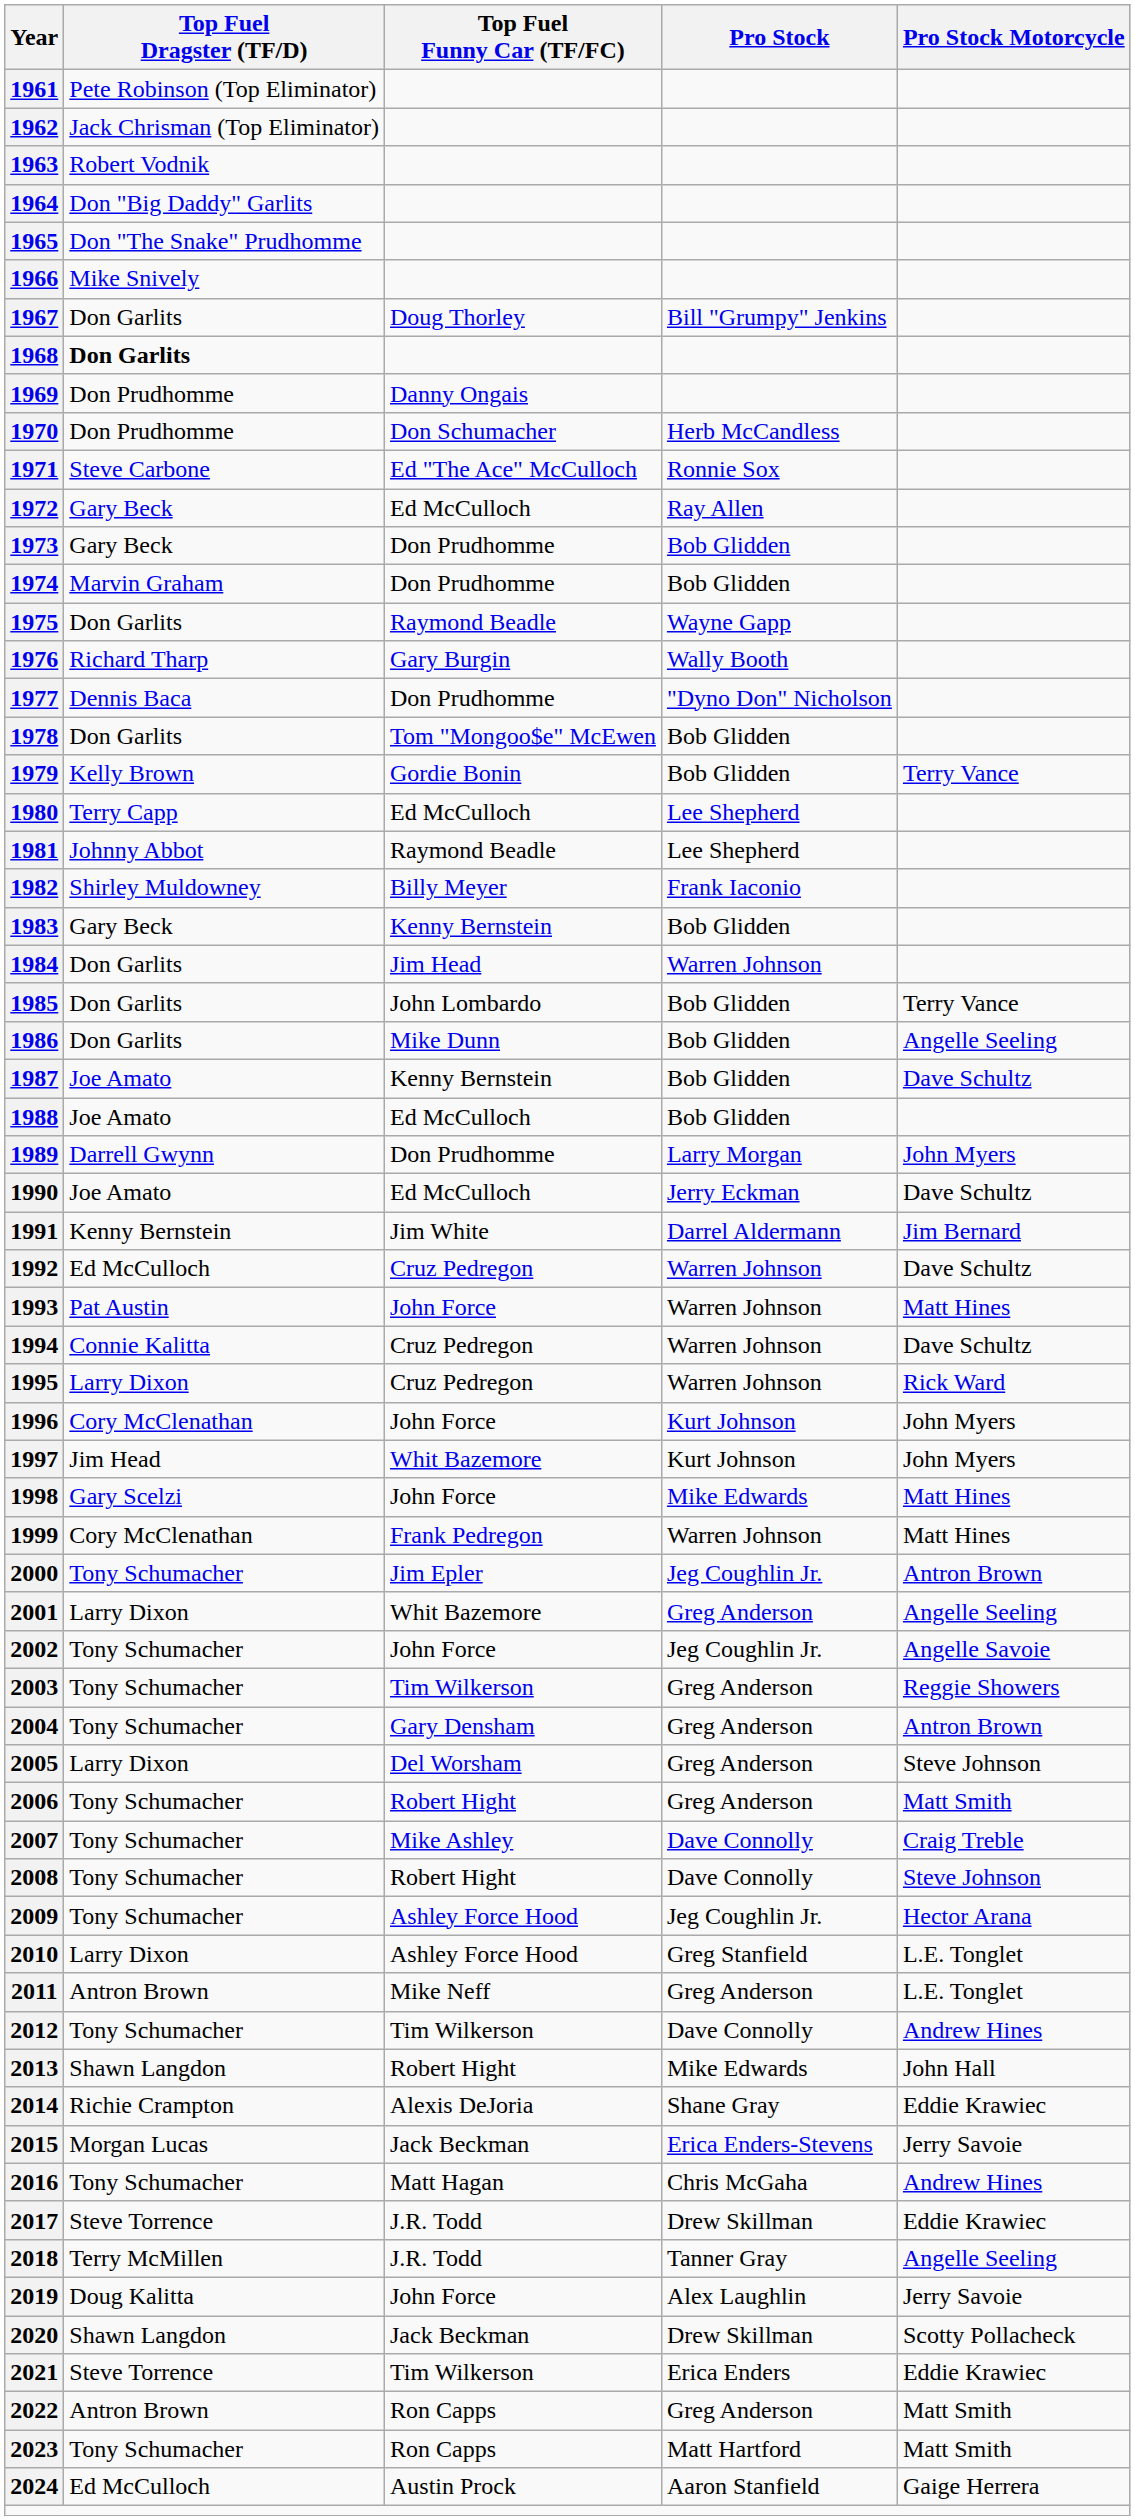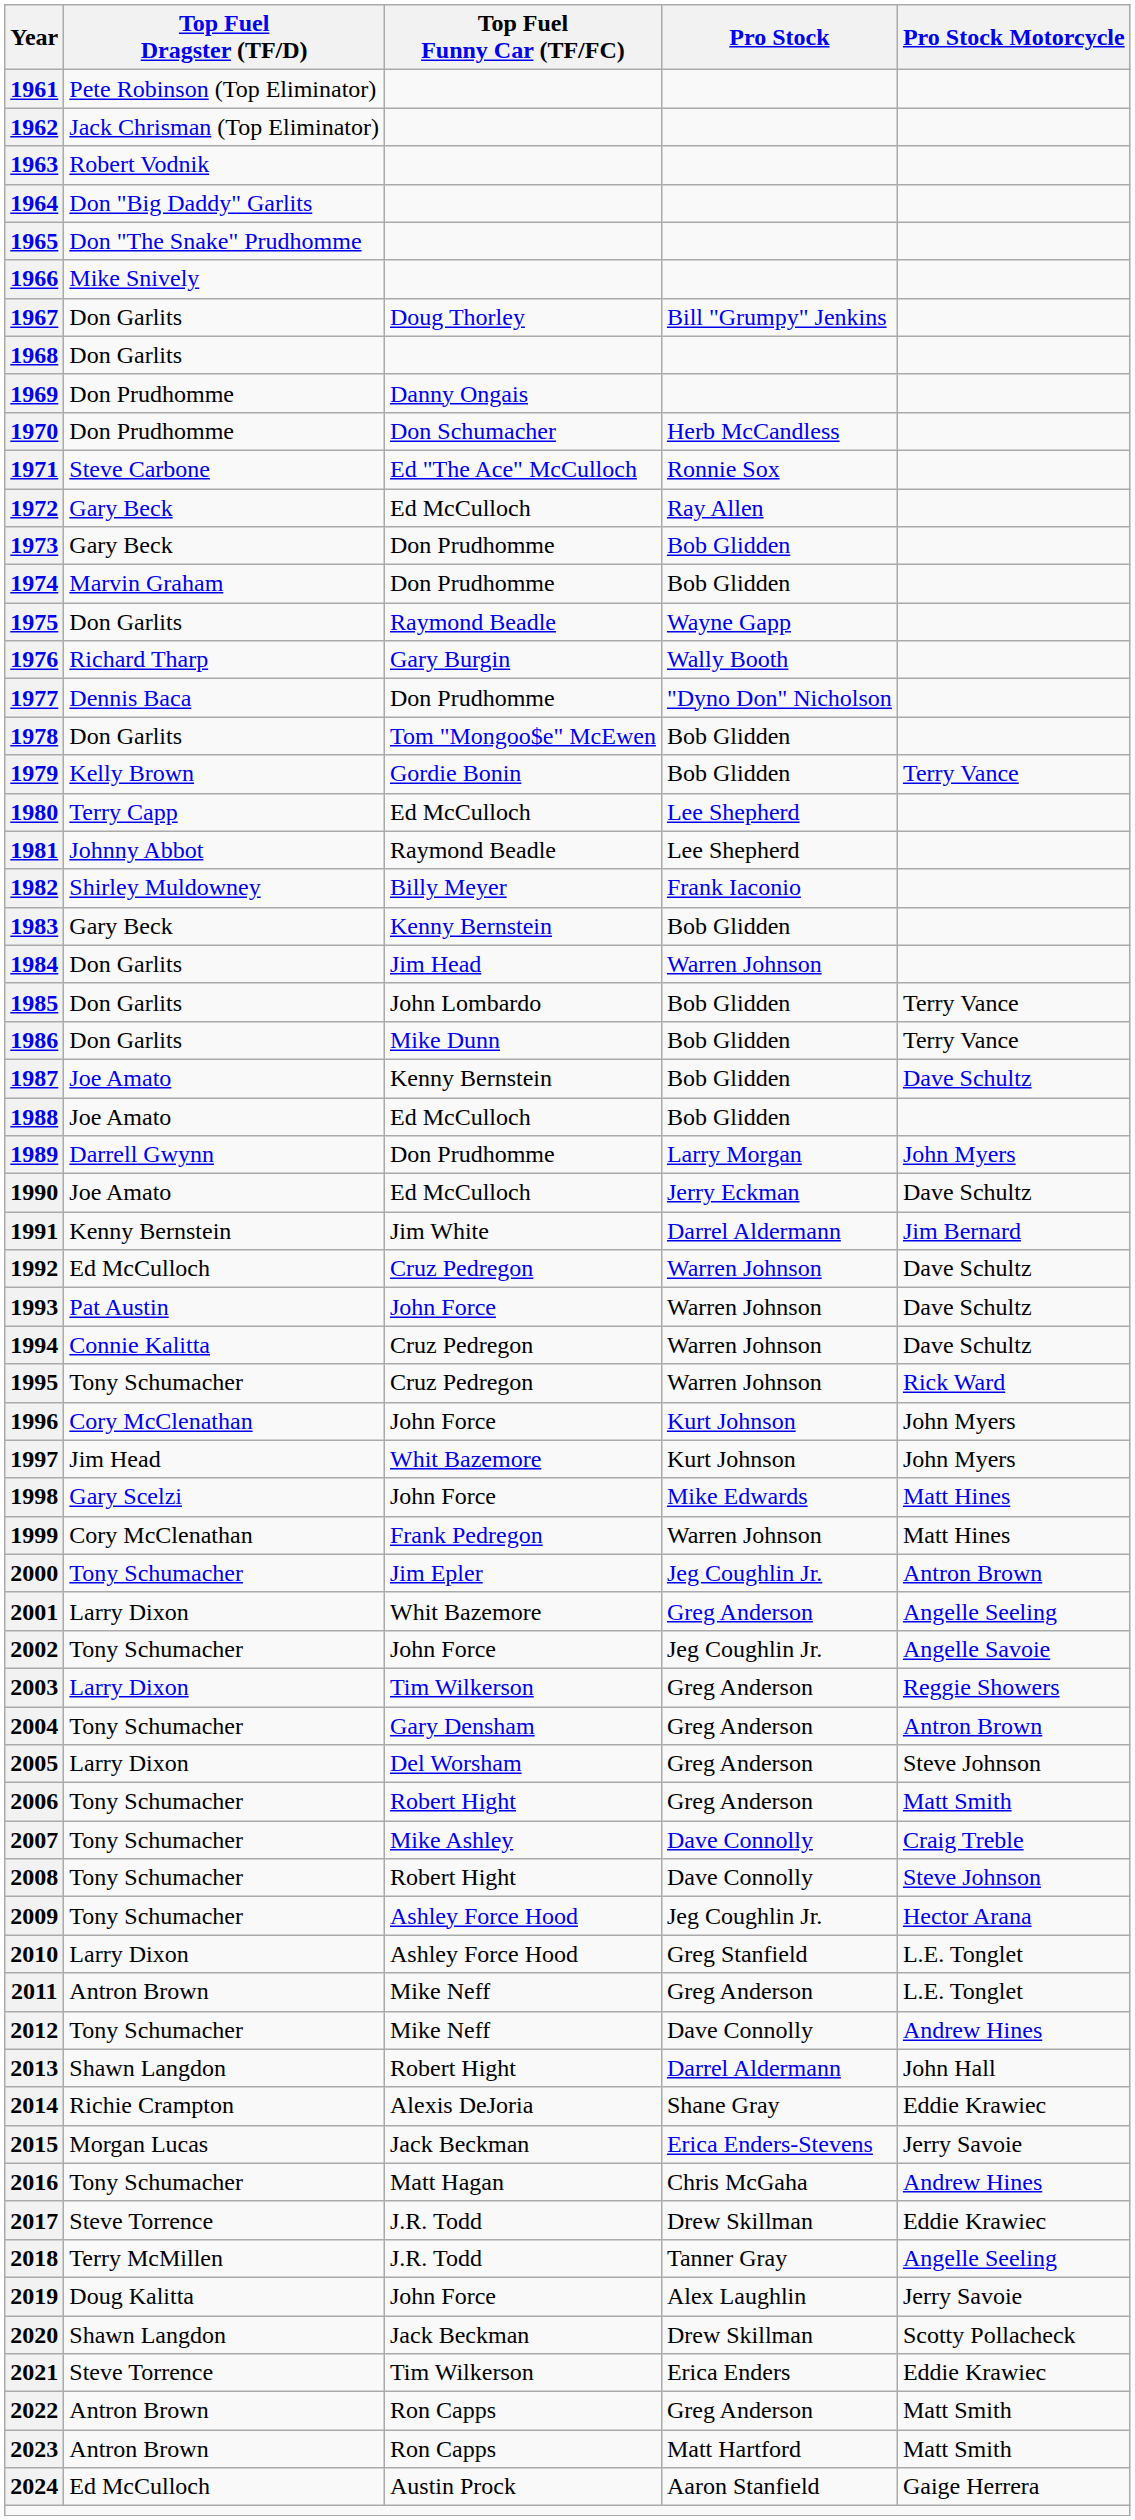(130, 355) bold -> (126, 355) normal
(980, 1040) Angelle Seeling -> (961, 1040) Terry Vance
(957, 1306) Matt Hines -> (967, 1306) Dave Schultz
(129, 1382) Larry Dixon -> (156, 1382) Tony Schumacher
(156, 1687) Tony Schumacher -> (129, 1687) Larry Dixon
(462, 2029) Tim Wilkerson -> (440, 2029) Mike Neff
(737, 2067) Mike Edwards -> (754, 2067) Darrel Aldermann
(156, 2448) Tony Schumacher -> (139, 2448) Antron Brown
